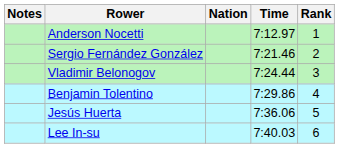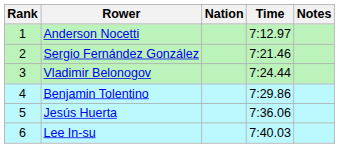columns swapped: (316, 14) <-> (25, 14)
